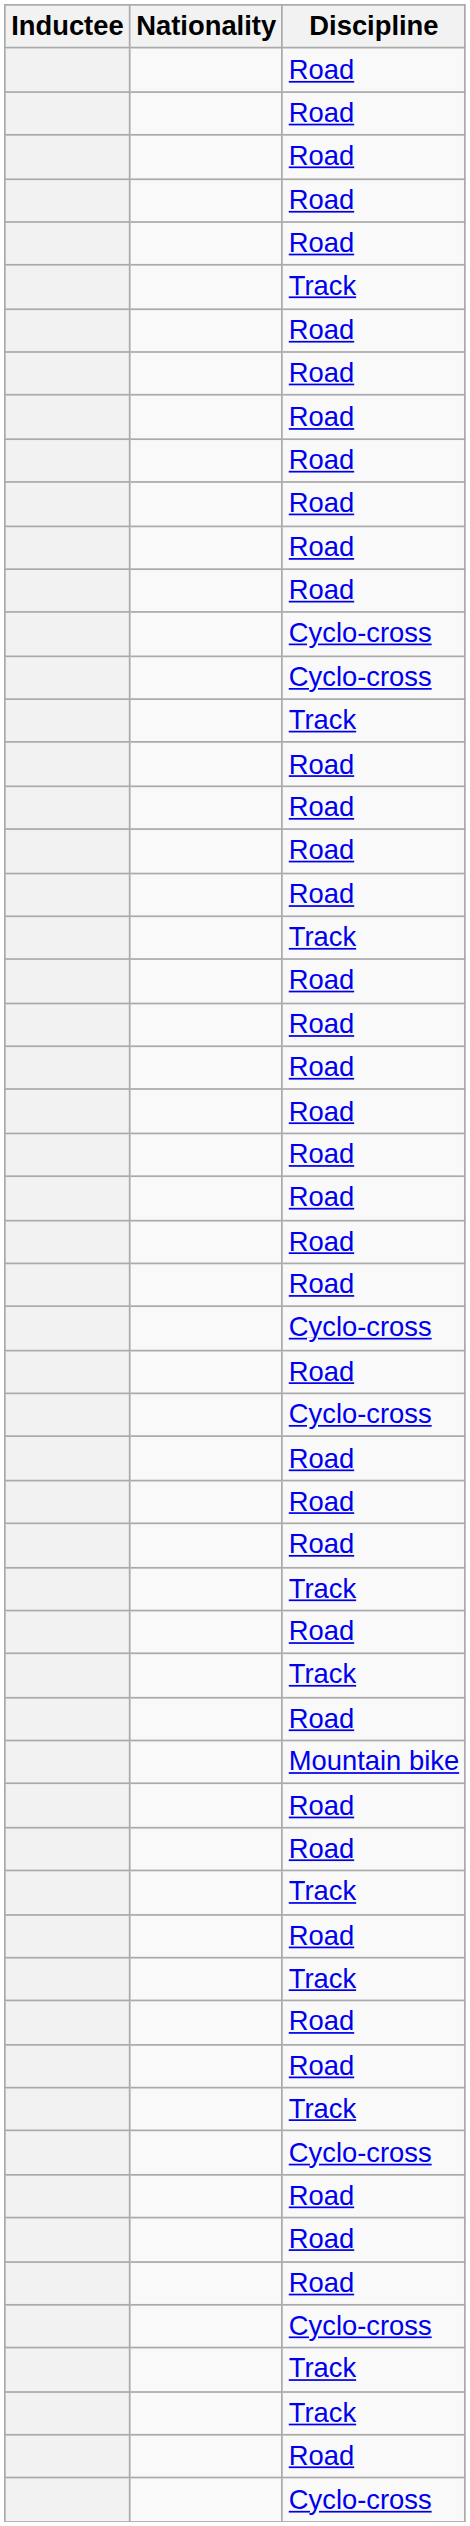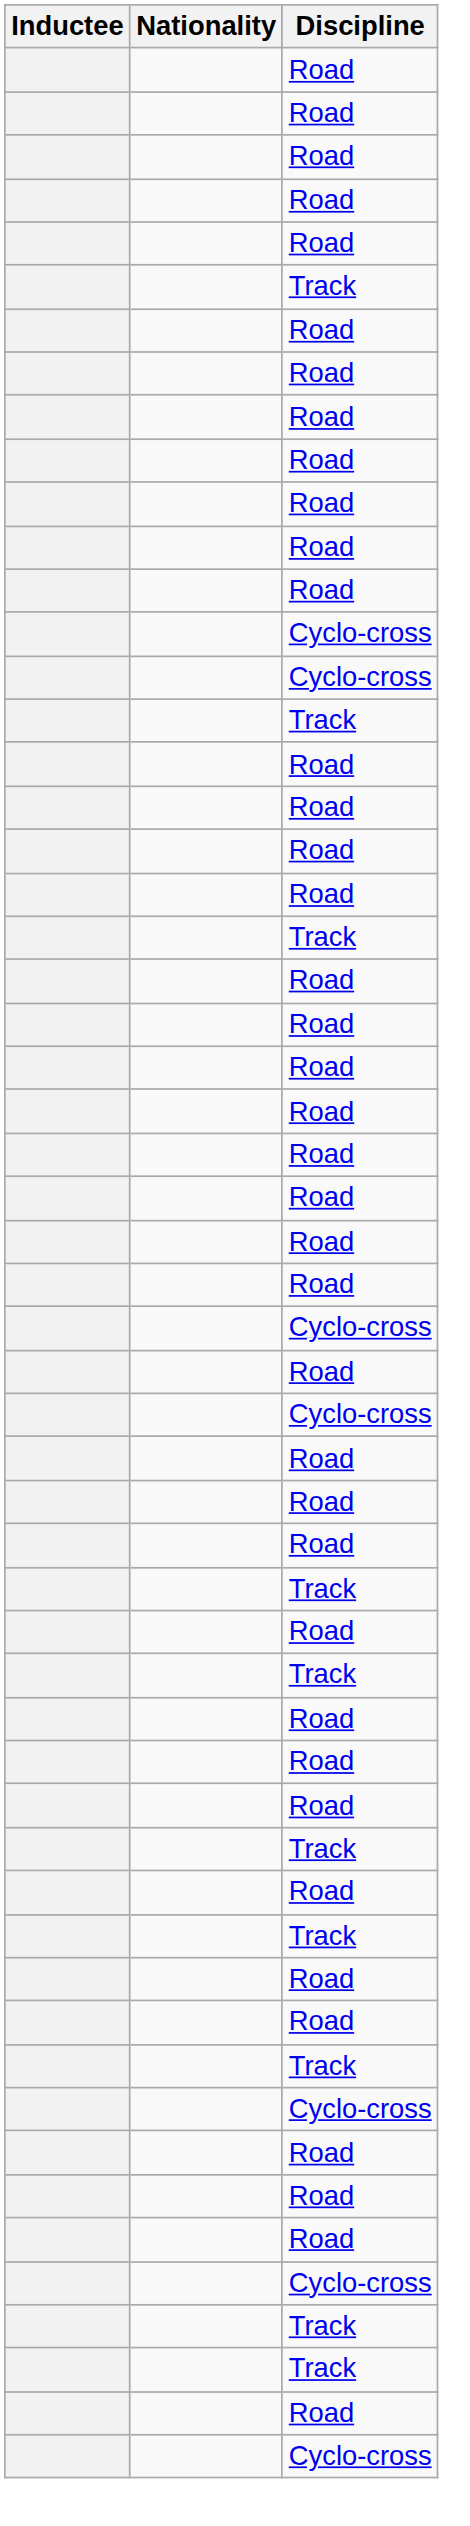- row: (67, 1762)
